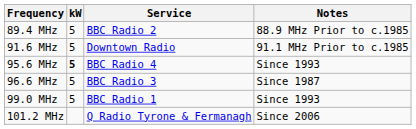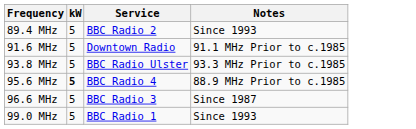(333, 30) 88.9 MHz Prior to c.1985 -> (225, 30) Since 1993
+ row: (32, 64)
(288, 64) Since 1993 -> (269, 82) 88.9 MHz Prior to c.1985
- row: (35, 116)
